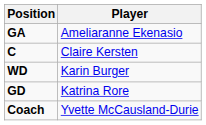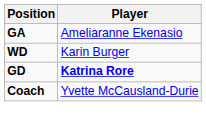- row: (12, 52)
(95, 91) normal -> (97, 71) bold
